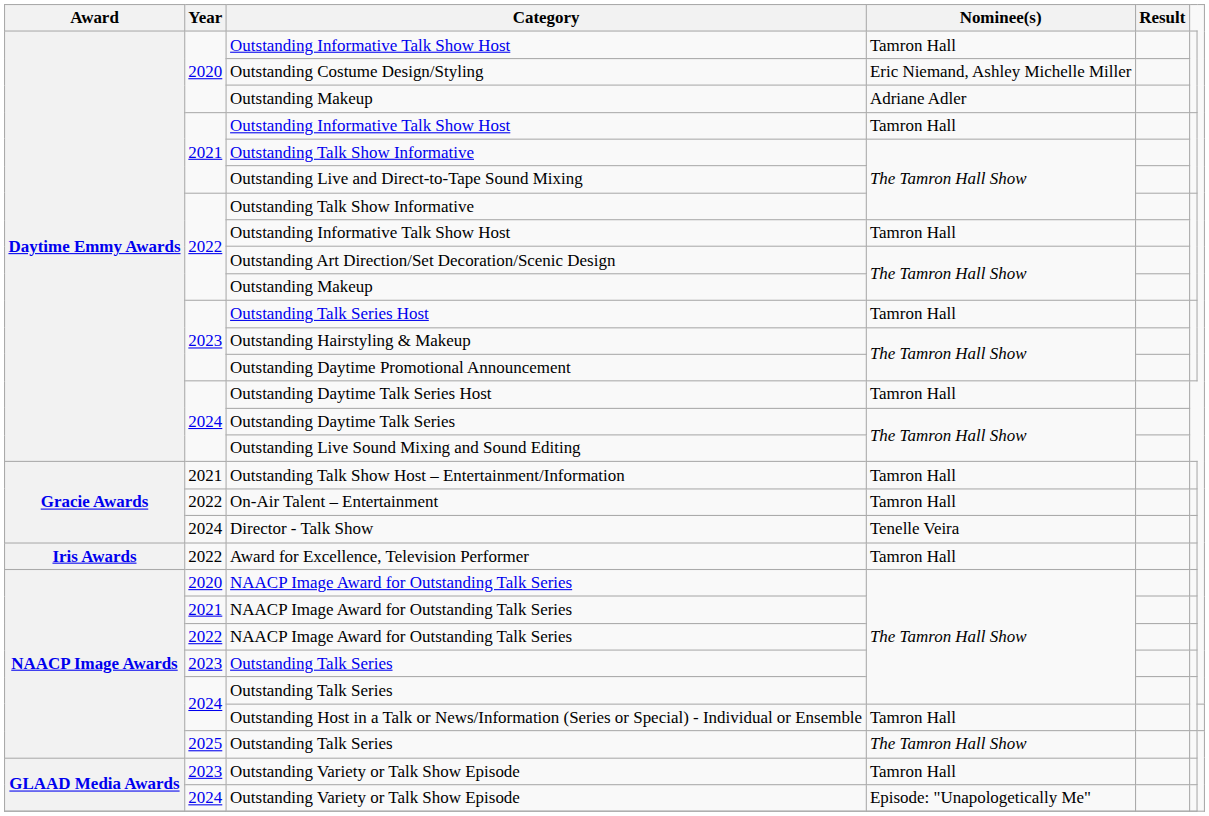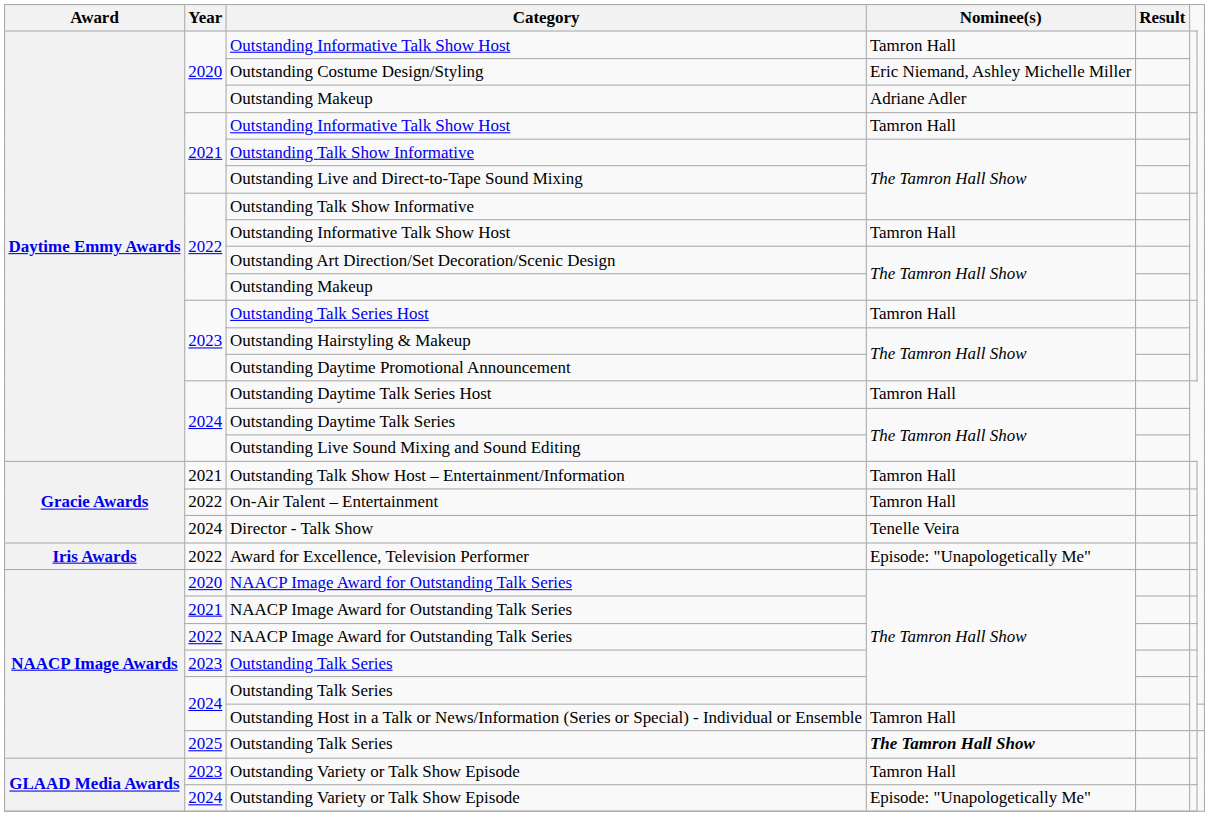(913, 555) Tamron Hall -> (980, 555) Episode: "Unapologetically Me"
(948, 744) normal -> (952, 744) bold
